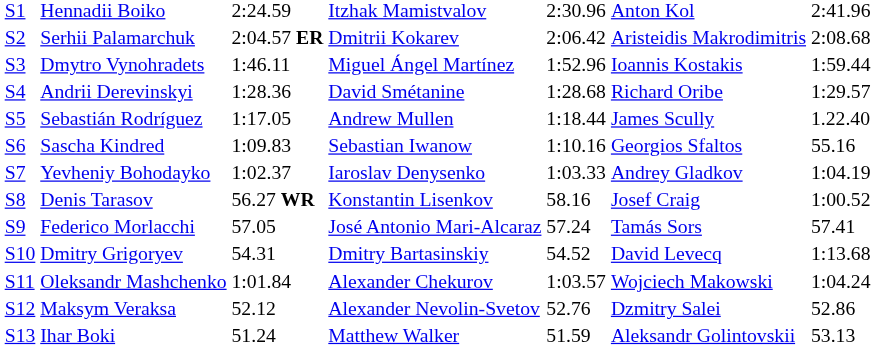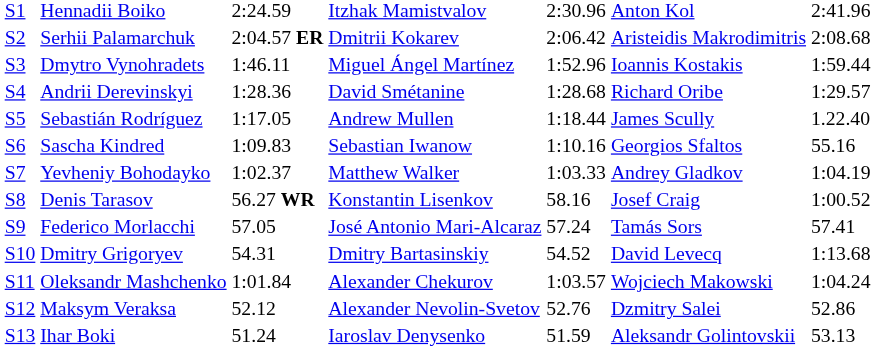(407, 173) Iaroslav Denysenko -> (394, 173) Matthew Walker
(394, 335) Matthew Walker -> (407, 335) Iaroslav Denysenko
